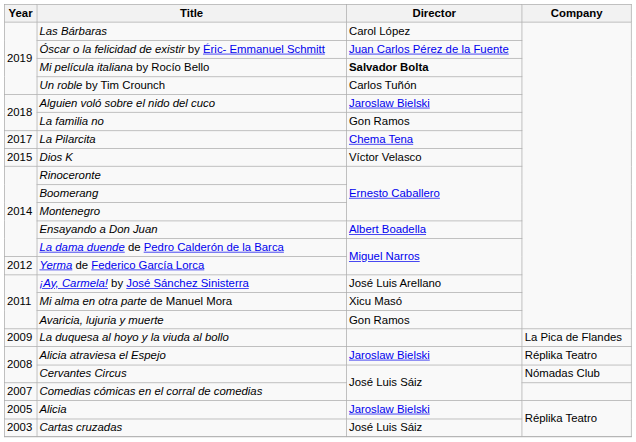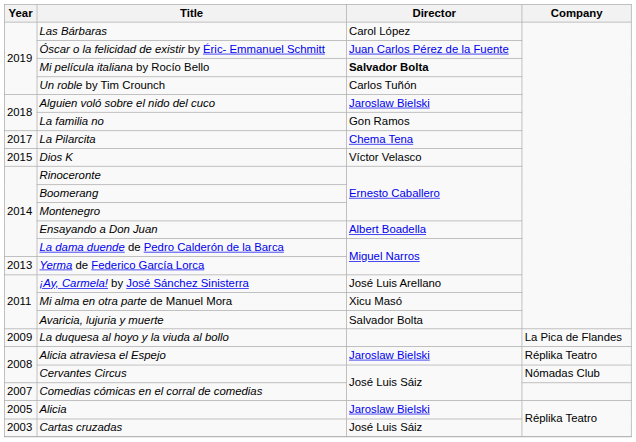(20, 265) 2012 -> (20, 265) 2013
(379, 319) Gon Ramos -> (386, 319) Salvador Bolta
